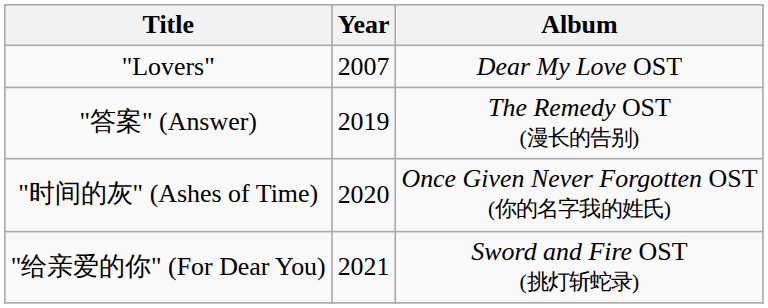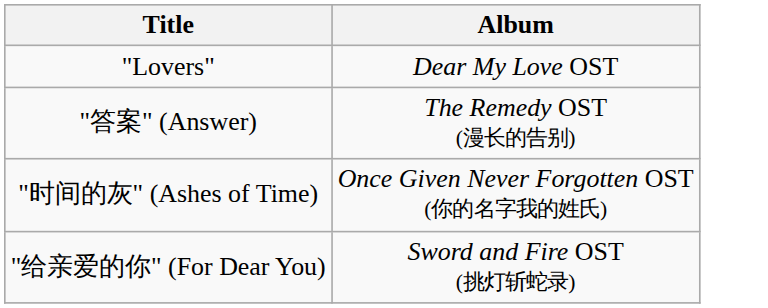- column: (364, 25)
